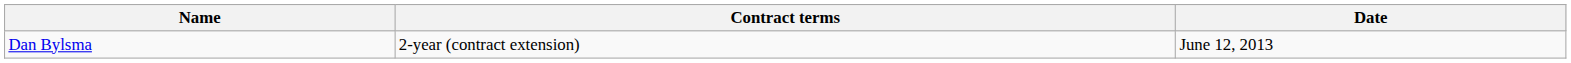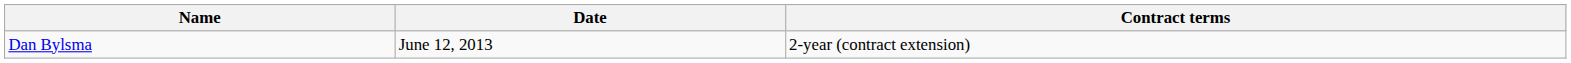columns swapped: (1371, 17) <-> (785, 17)
